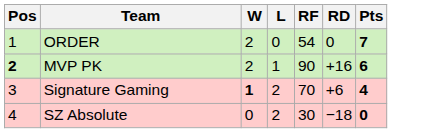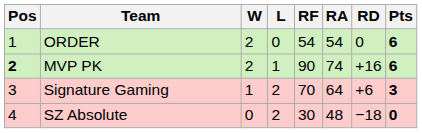+ column: (337, 16)
(364, 41) 7 -> (393, 41) 6
(249, 90) bold -> (249, 90) normal
(364, 90) 4 -> (393, 90) 3
